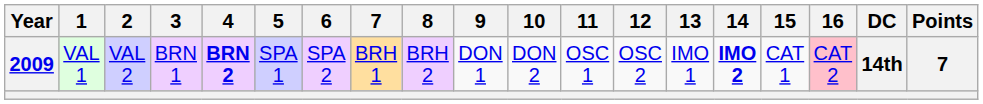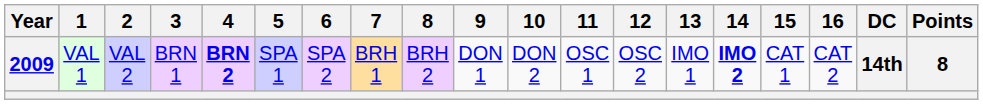(833, 64) pink background -> (833, 64) no background
(943, 64) 7 -> (943, 64) 8
